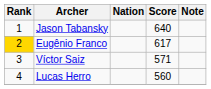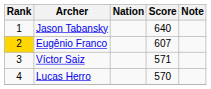(163, 44) 617 -> (163, 44) 607
(163, 76) 560 -> (163, 76) 570
